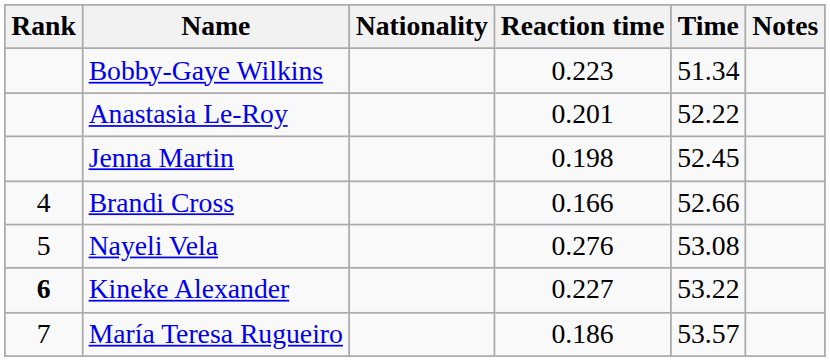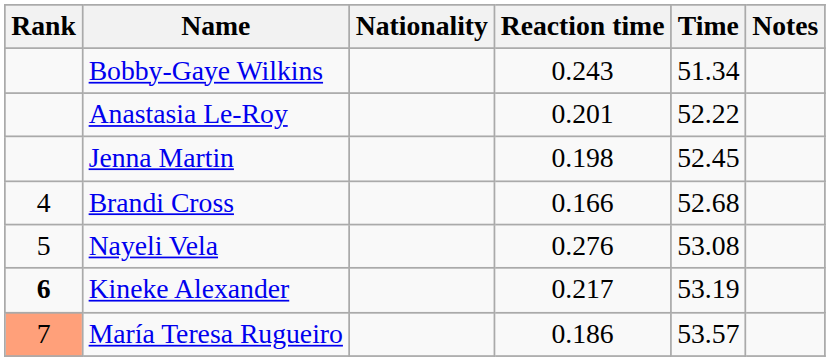(583, 70) 0.223 -> (583, 70) 0.243
(708, 202) 52.66 -> (708, 202) 52.68
(583, 289) 0.227 -> (583, 289) 0.217
(708, 289) 53.22 -> (708, 289) 53.19
(44, 333) no background -> (44, 333) lightsalmon background
